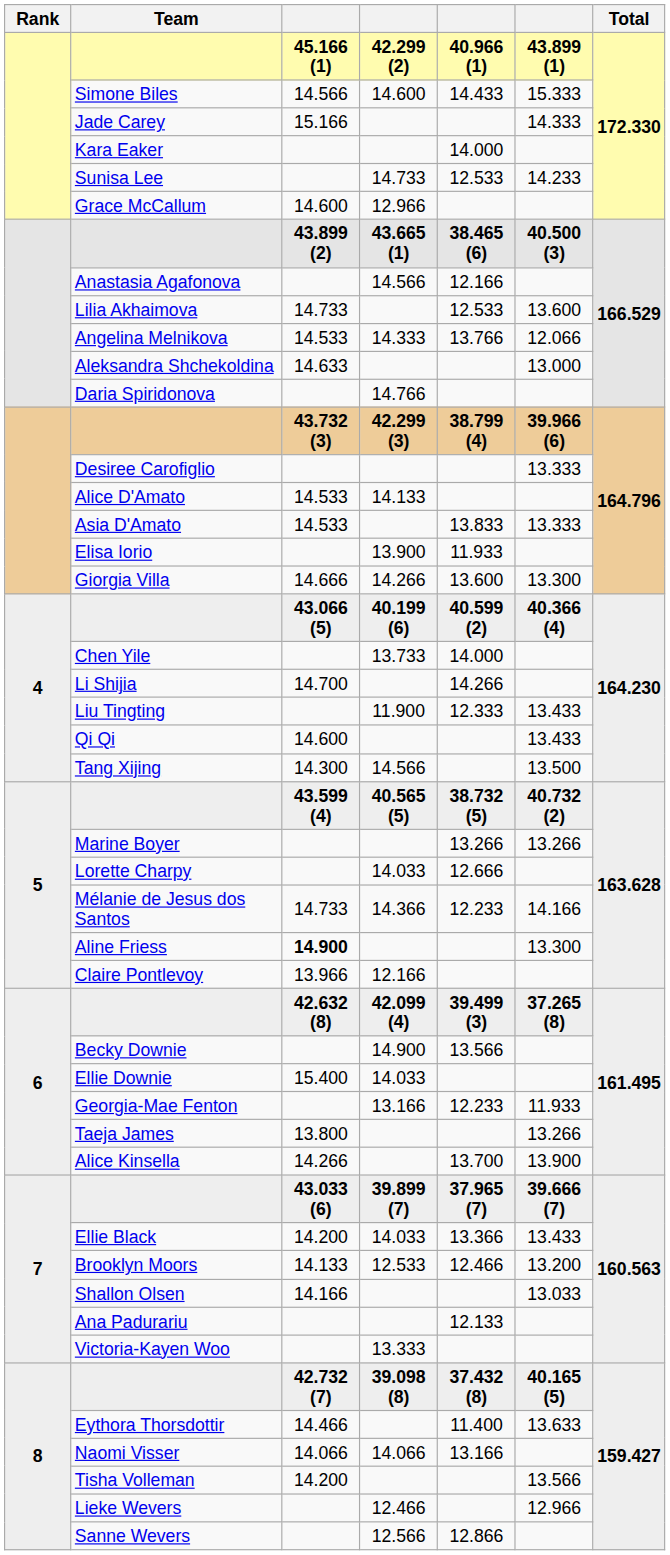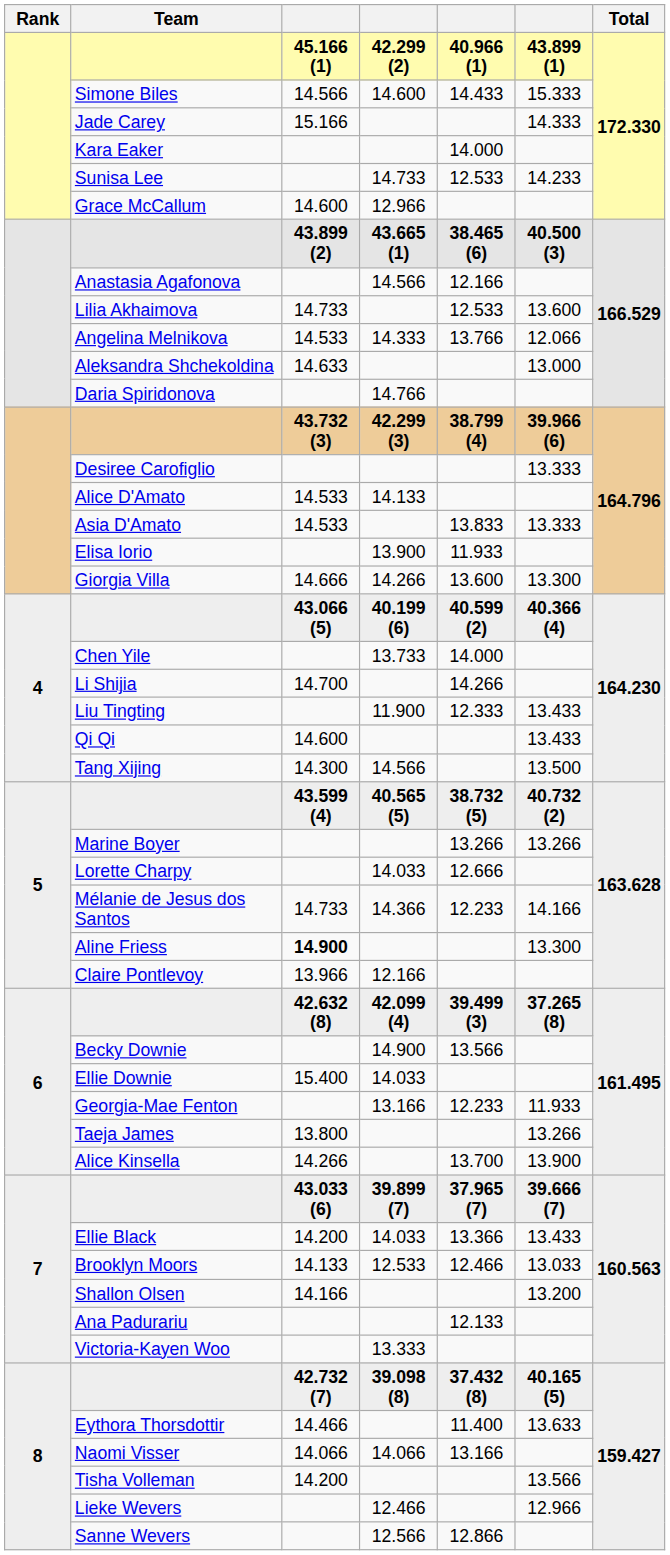(554, 1265) 13.200 -> (554, 1265) 13.033
(554, 1293) 13.033 -> (554, 1293) 13.200
